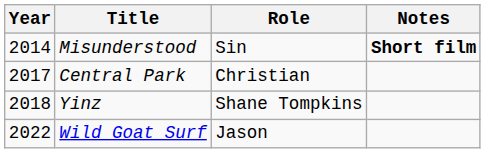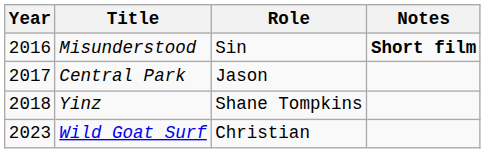(30, 48) 2014 -> (30, 48) 2016
(263, 76) Christian -> (241, 76) Jason
(30, 133) 2022 -> (30, 133) 2023
(241, 133) Jason -> (263, 133) Christian
